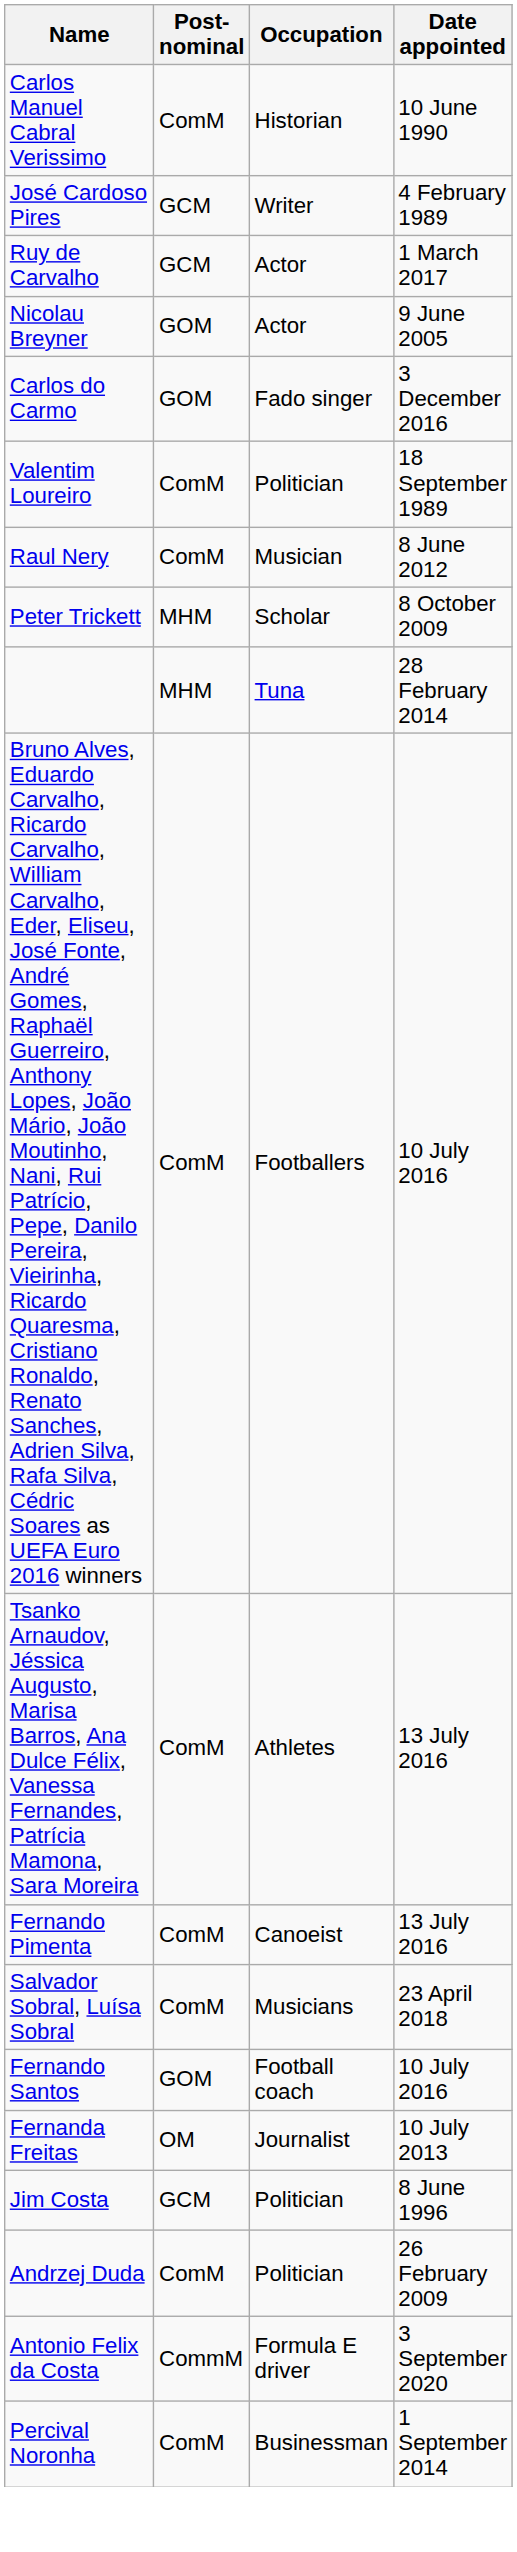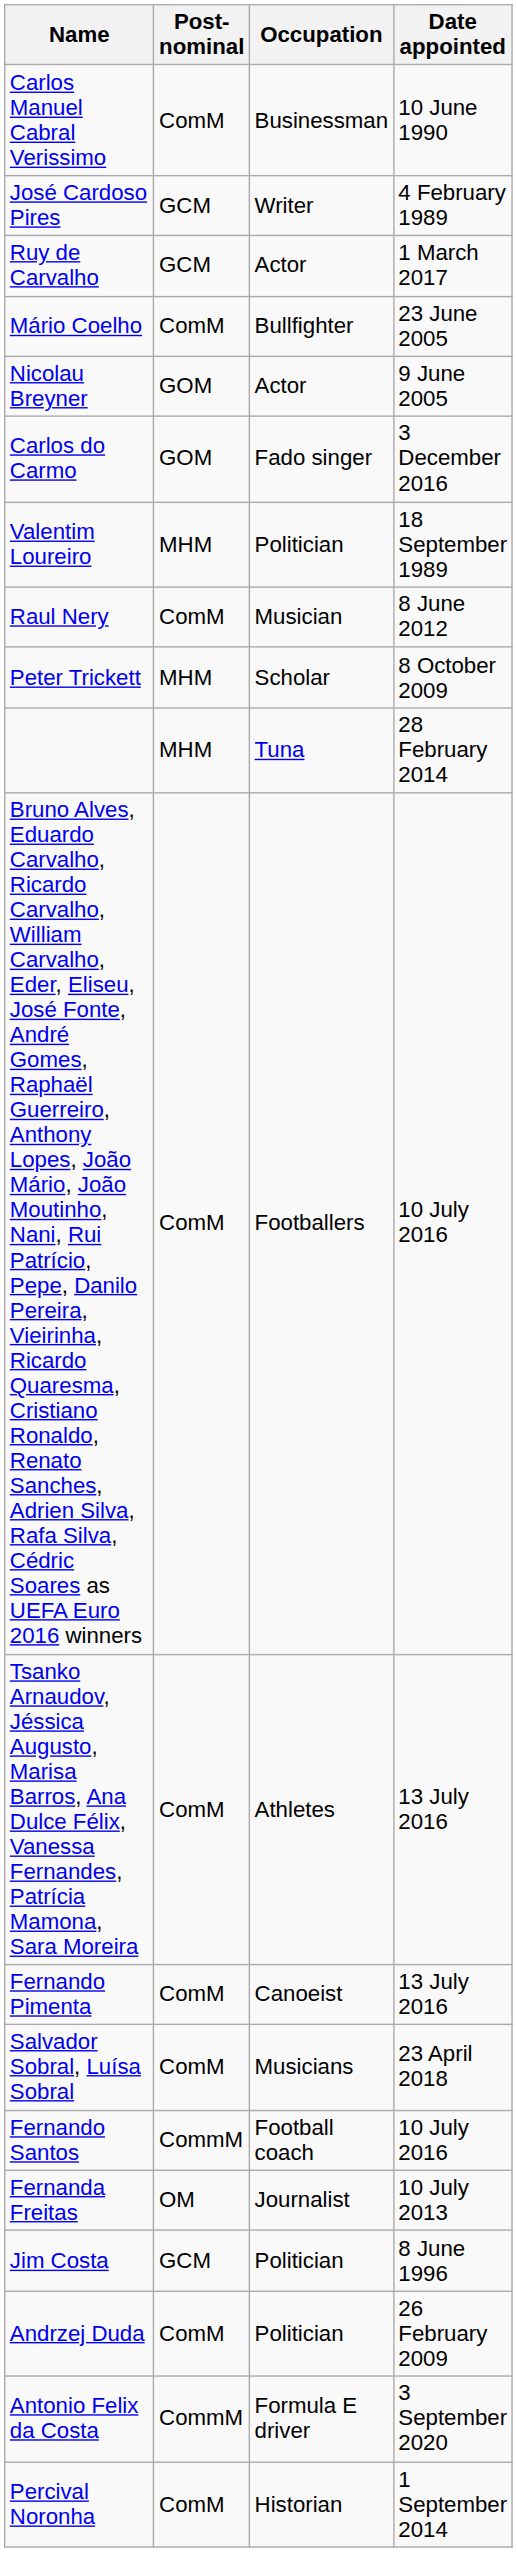(298, 119) Historian -> (321, 119) Businessman
+ row: (76, 325)
(192, 483) ComM -> (186, 544) MHM
(186, 2079) GOM -> (201, 2139) CommM
(321, 2443) Businessman -> (298, 2503) Historian
